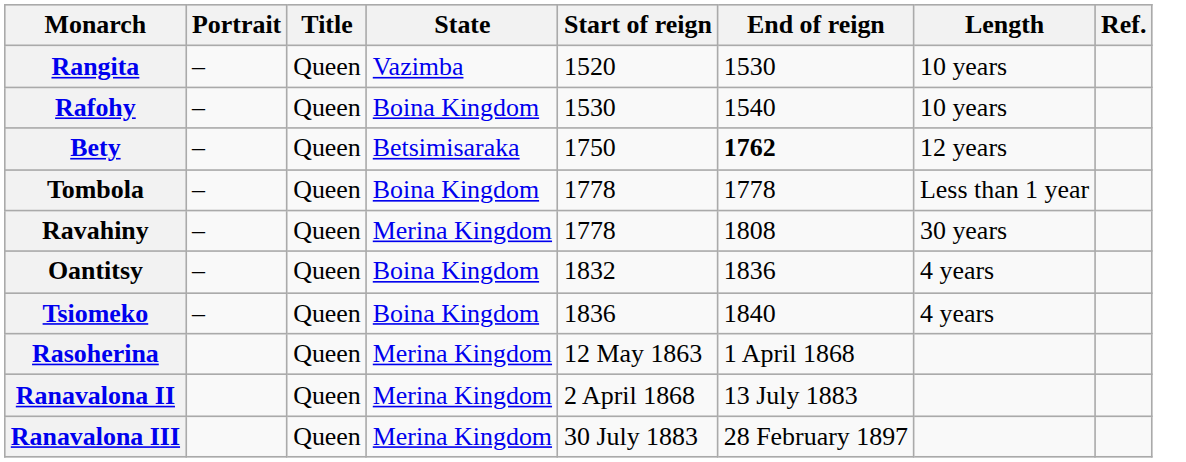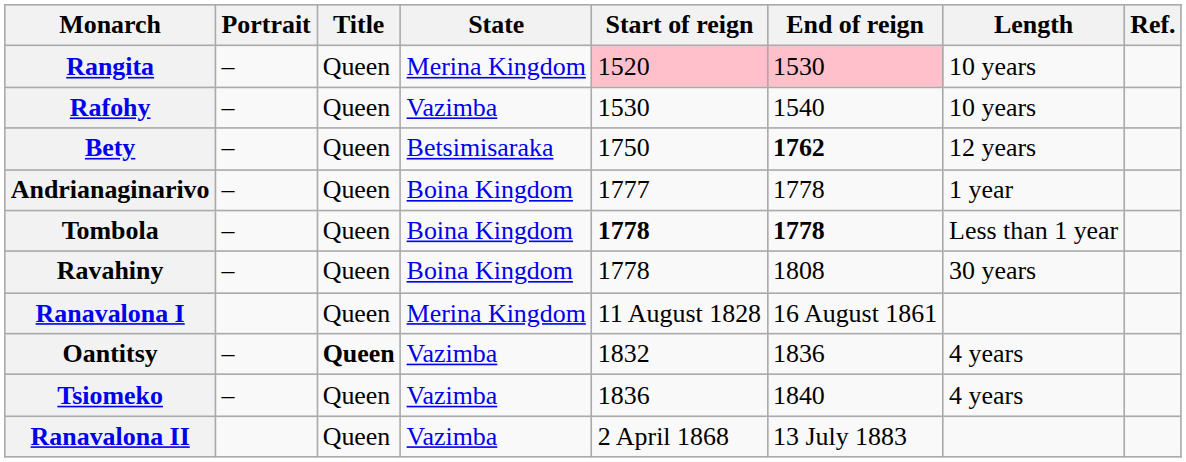(418, 66) Vazimba -> (496, 66) Merina Kingdom
(590, 66) no background -> (624, 66) pink background
(750, 66) no background -> (799, 66) pink background
(456, 107) Boina Kingdom -> (452, 107) Vazimba
+ row: (110, 189)
(590, 189) normal -> (624, 230) bold
(750, 189) normal -> (799, 230) bold
(462, 230) Merina Kingdom -> (490, 271) Boina Kingdom
+ row: (110, 312)
(327, 271) normal -> (359, 353) bold
(456, 271) Boina Kingdom -> (452, 353) Vazimba
(456, 312) Boina Kingdom -> (452, 395) Vazimba
- row: (95, 353)
(462, 395) Merina Kingdom -> (452, 436) Vazimba
- row: (95, 436)
